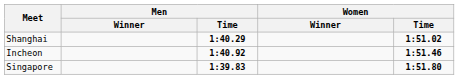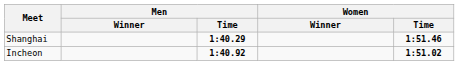(424, 39) 1:51.02 -> (424, 39) 1:51.46
(424, 53) 1:51.46 -> (424, 53) 1:51.02
- row: (30, 67)
